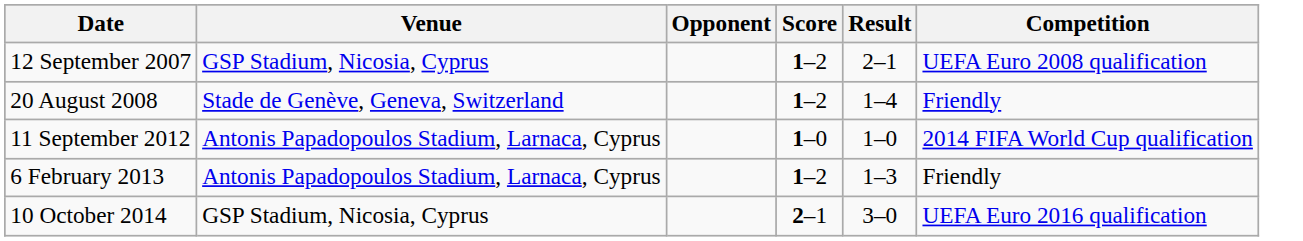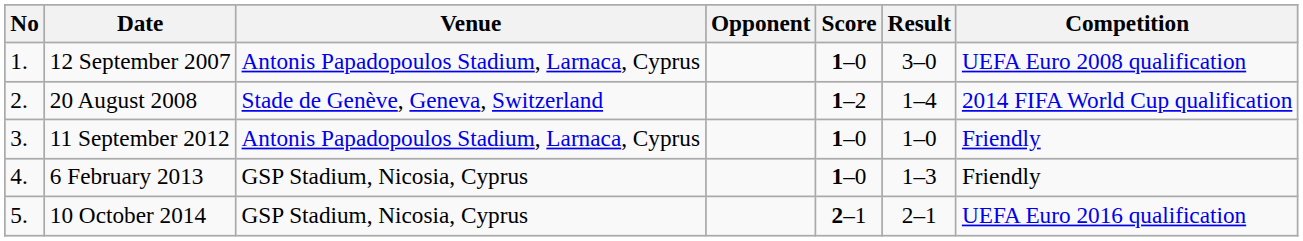+ column: (25, 23)
(345, 61) GSP Stadium, Nicosia, Cyprus -> (471, 61) Antonis Papadopoulos Stadium, Larnaca, Cyprus
(810, 61) 1–2 -> (849, 61) 1–0
(880, 61) 2–1 -> (919, 61) 3–0
(962, 100) Friendly -> (1127, 100) 2014 FIFA World Cup qualification
(1088, 138) 2014 FIFA World Cup qualification -> (1001, 138) Friendly
(431, 176) Antonis Papadopoulos Stadium, Larnaca, Cyprus -> (385, 176) GSP Stadium, Nicosia, Cyprus
(810, 176) 1–2 -> (849, 176) 1–0
(880, 215) 3–0 -> (919, 215) 2–1
